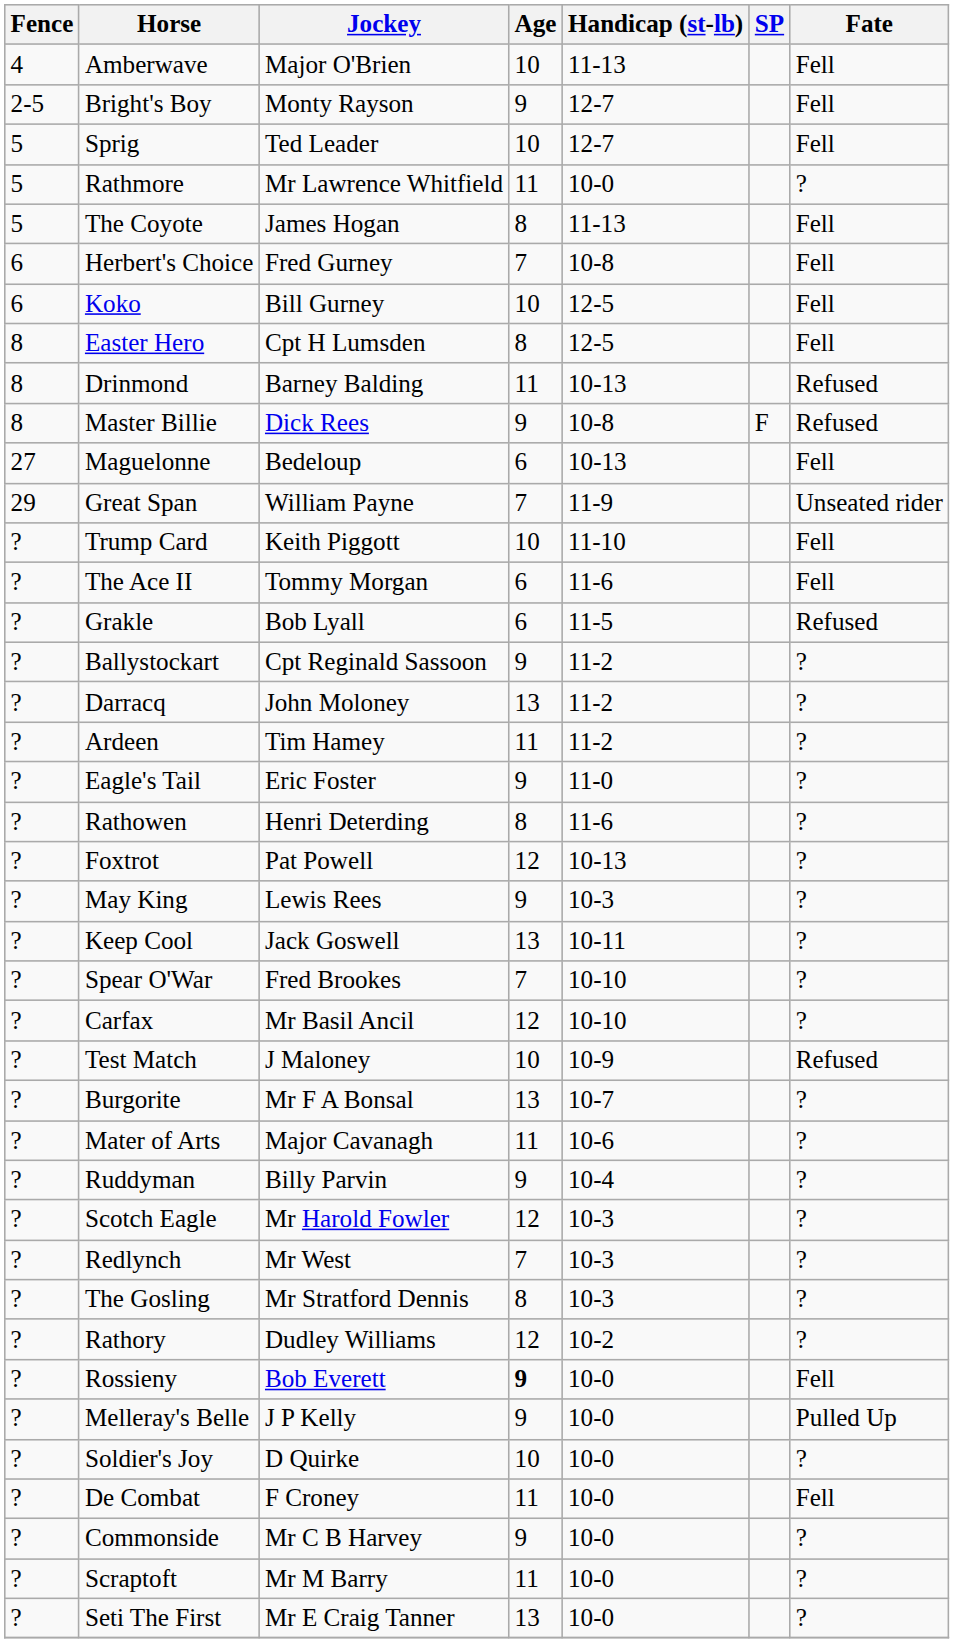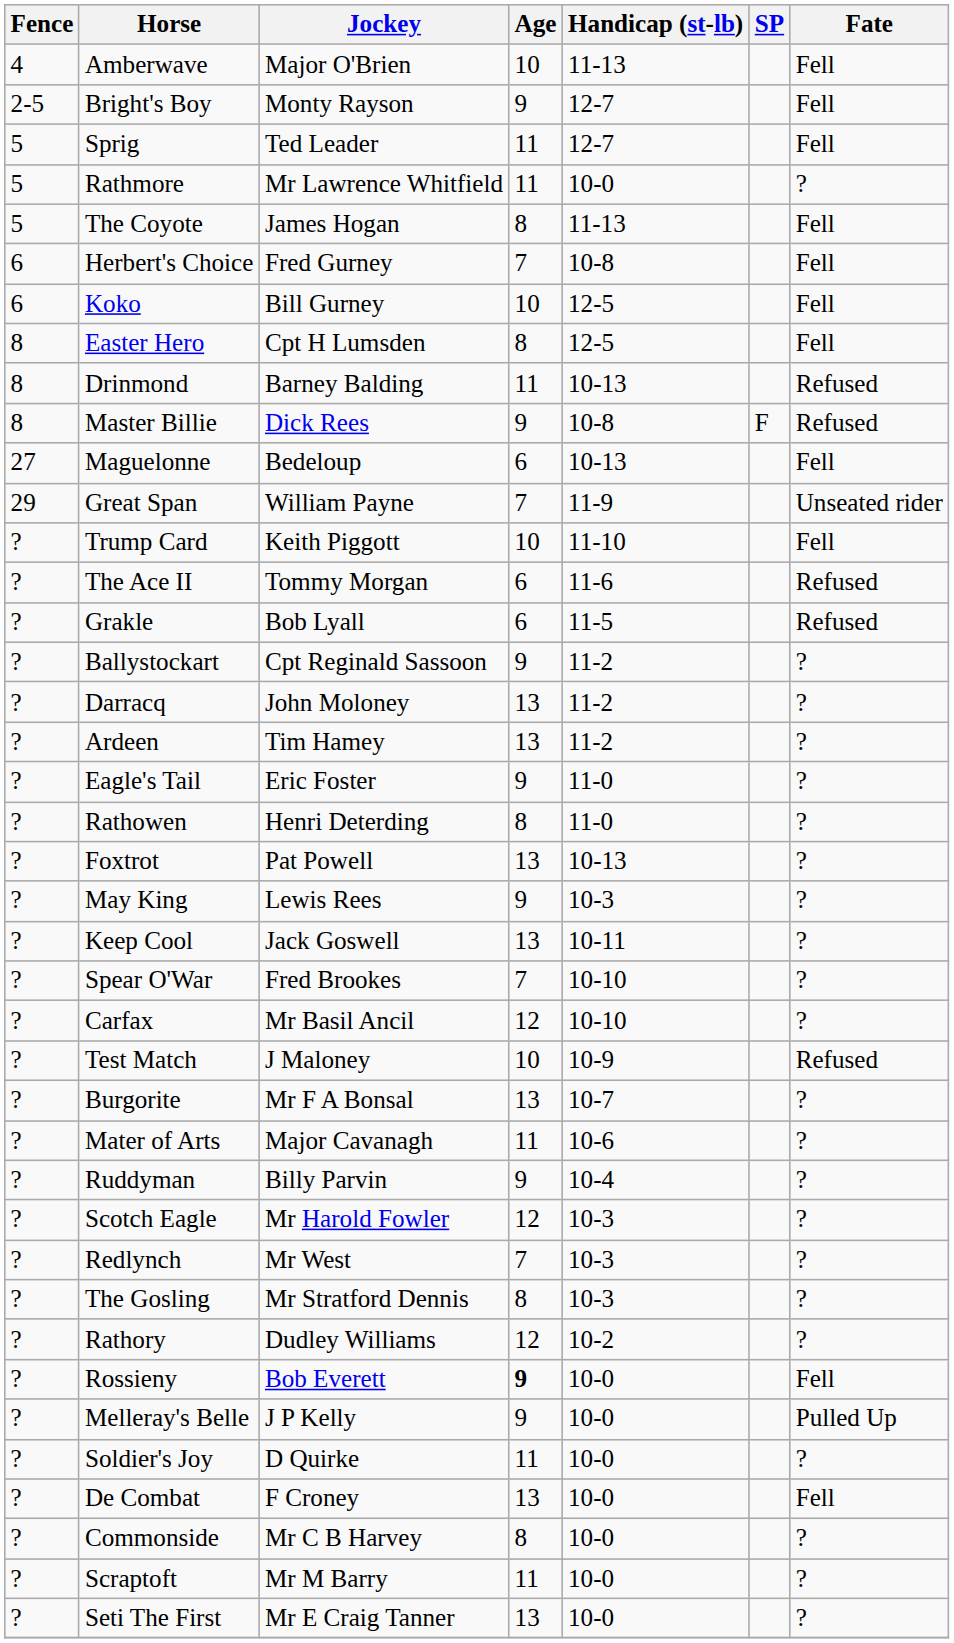(527, 143) 10 -> (527, 143) 11
(815, 582) Fell -> (837, 582) Refused
(527, 741) 11 -> (527, 741) 13
(591, 821) 11-6 -> (591, 821) 11-0
(527, 861) 12 -> (527, 861) 13
(527, 1458) 10 -> (527, 1458) 11
(527, 1498) 11 -> (527, 1498) 13
(521, 1538) 9 -> (521, 1538) 8
